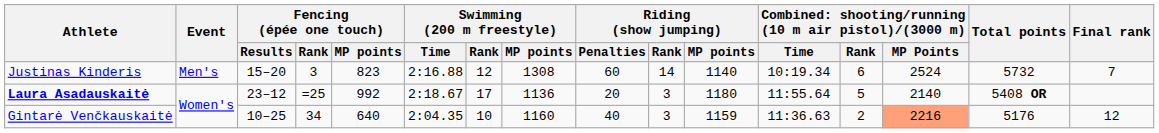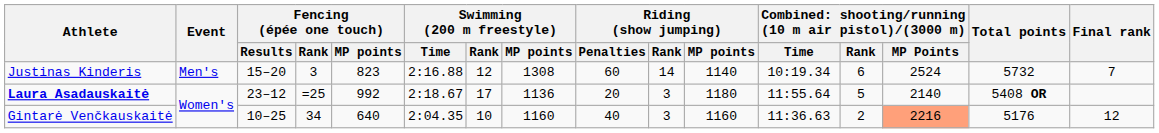(721, 117) 1159 -> (721, 117) 1160
